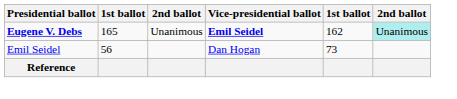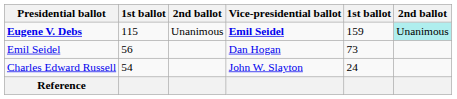(109, 31) 165 -> (130, 31) 115
(334, 31) 162 -> (355, 31) 159
+ row: (62, 67)
